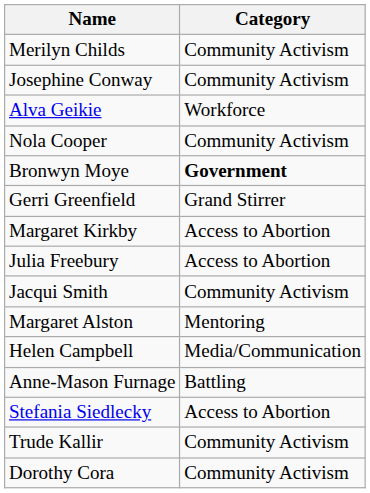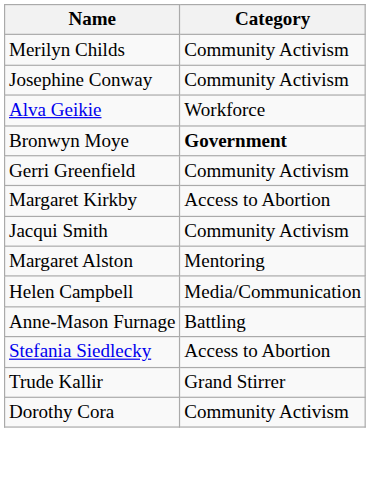- row: (58, 140)
(235, 200) Grand Stirrer -> (267, 170) Community Activism
- row: (64, 261)
(267, 442) Community Activism -> (235, 381) Grand Stirrer
